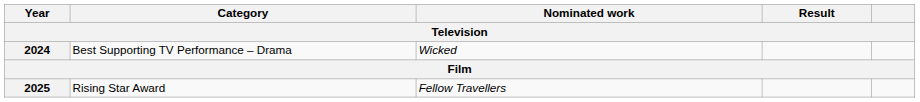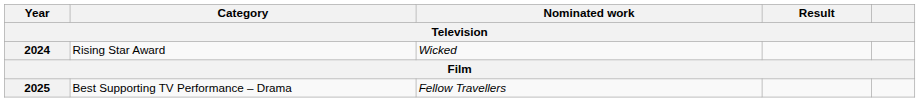(182, 50) Best Supporting TV Performance – Drama -> (119, 50) Rising Star Award
(119, 87) Rising Star Award -> (182, 87) Best Supporting TV Performance – Drama
